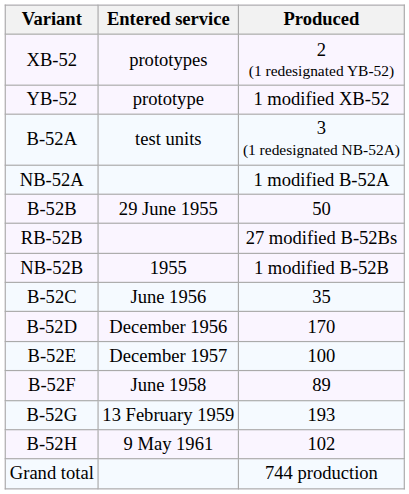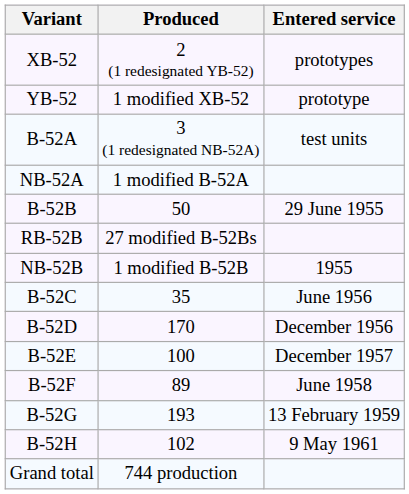columns swapped: (321, 19) <-> (168, 19)
